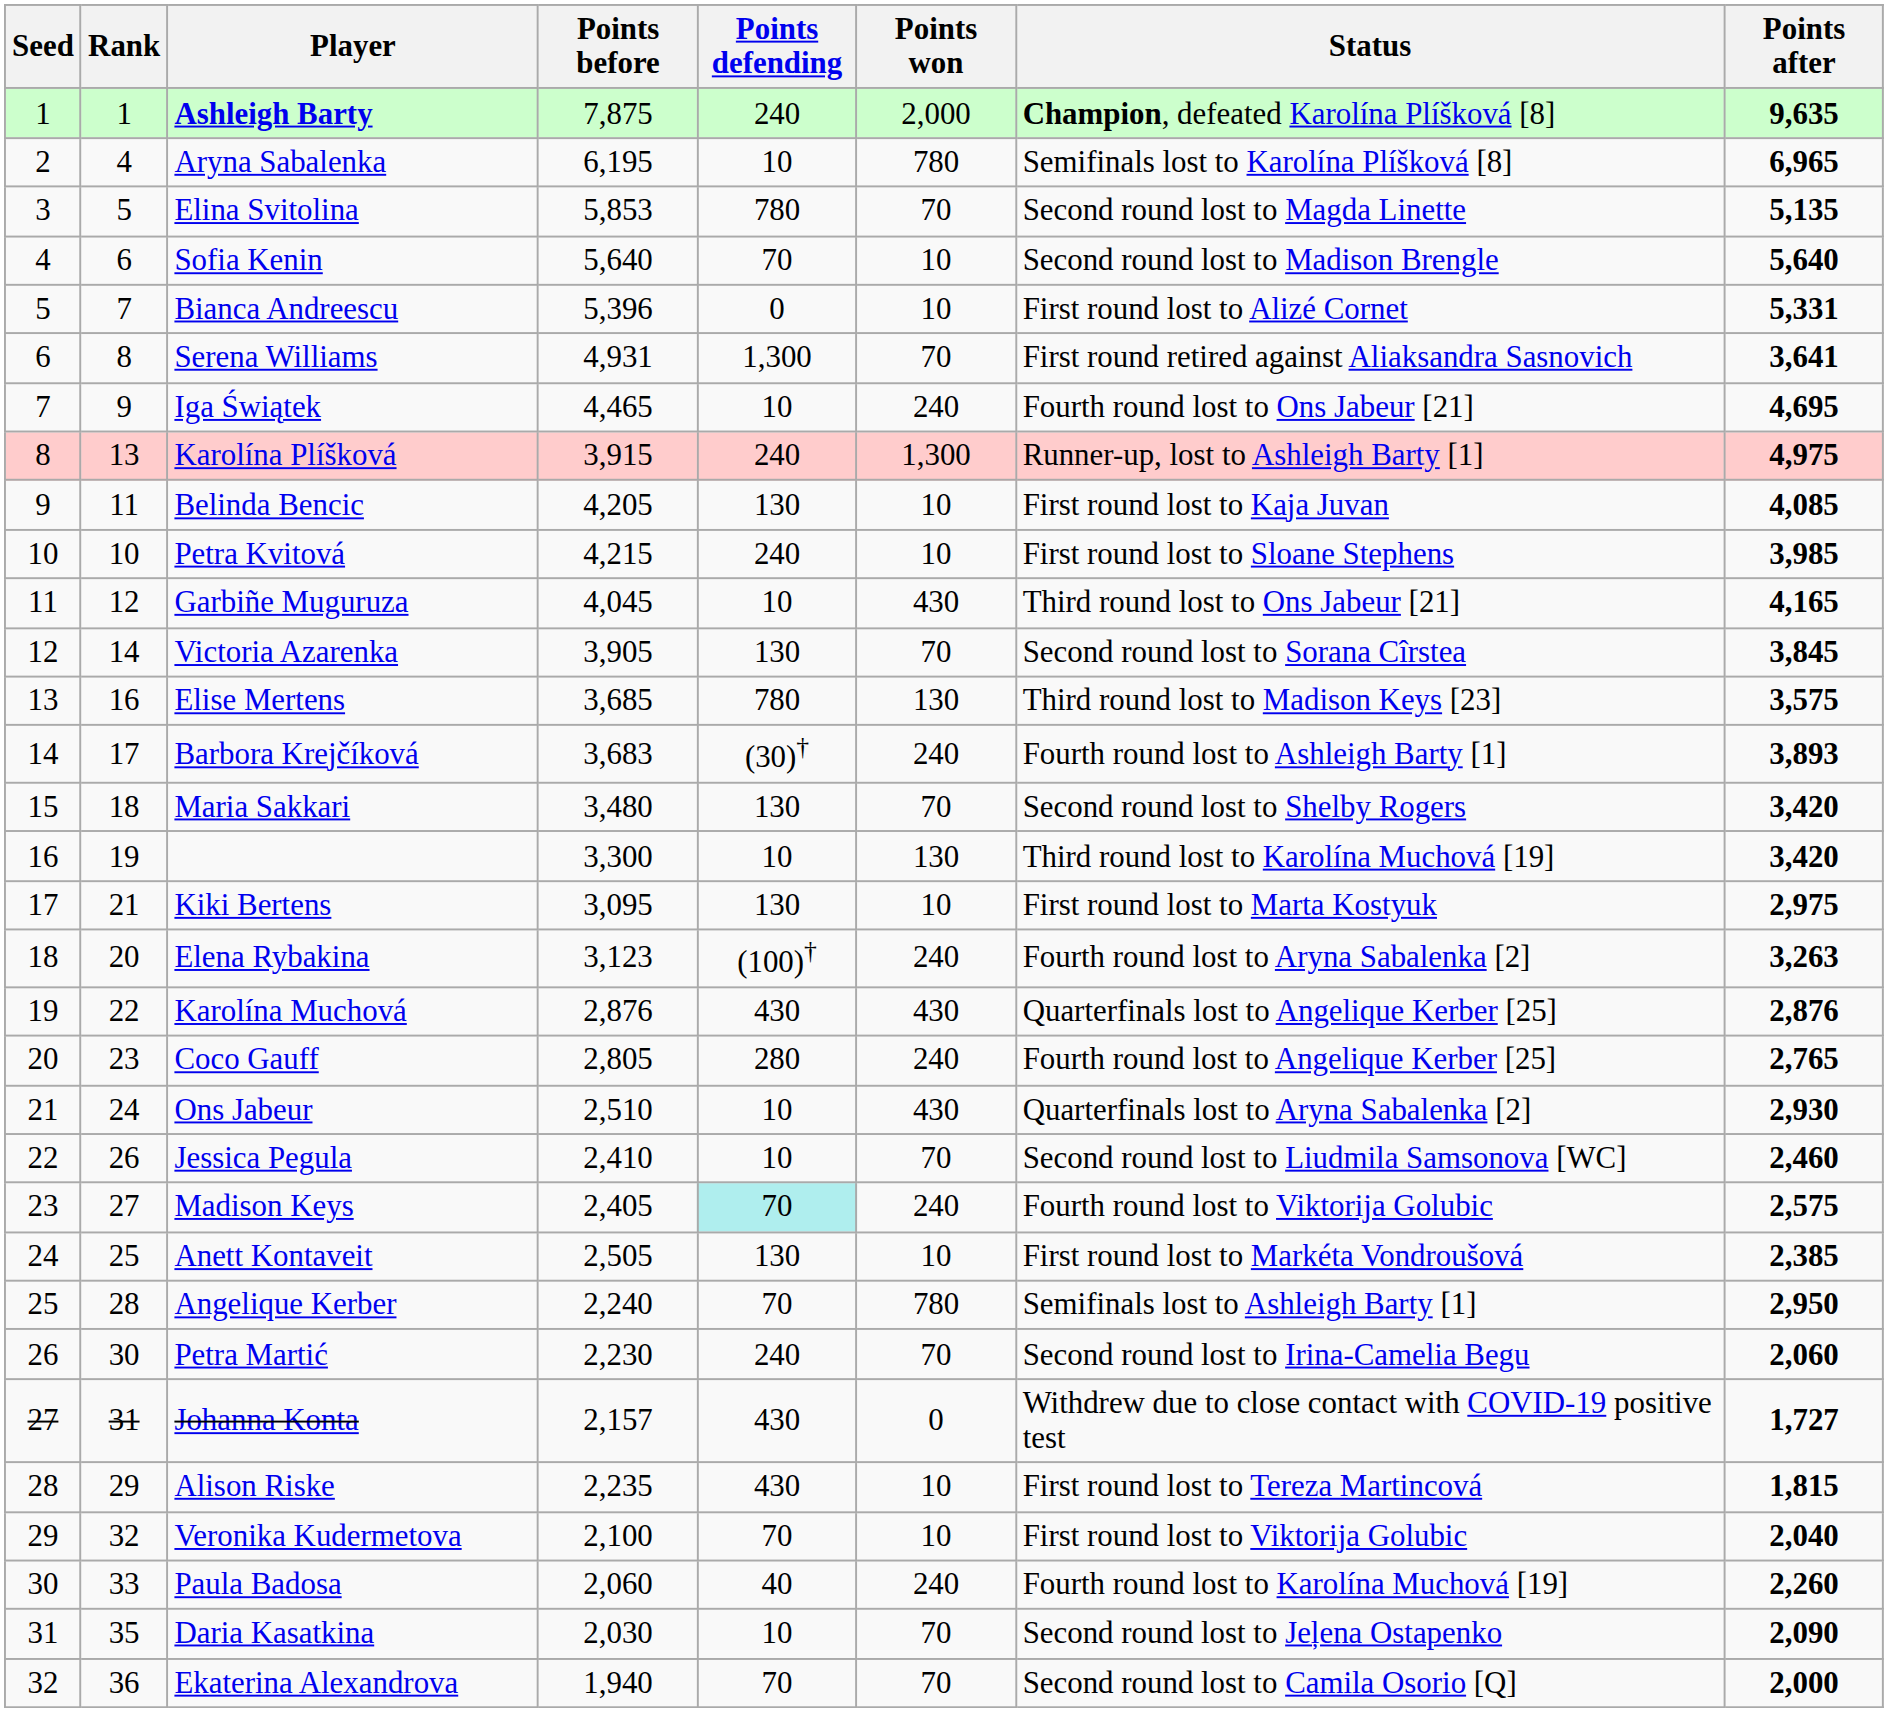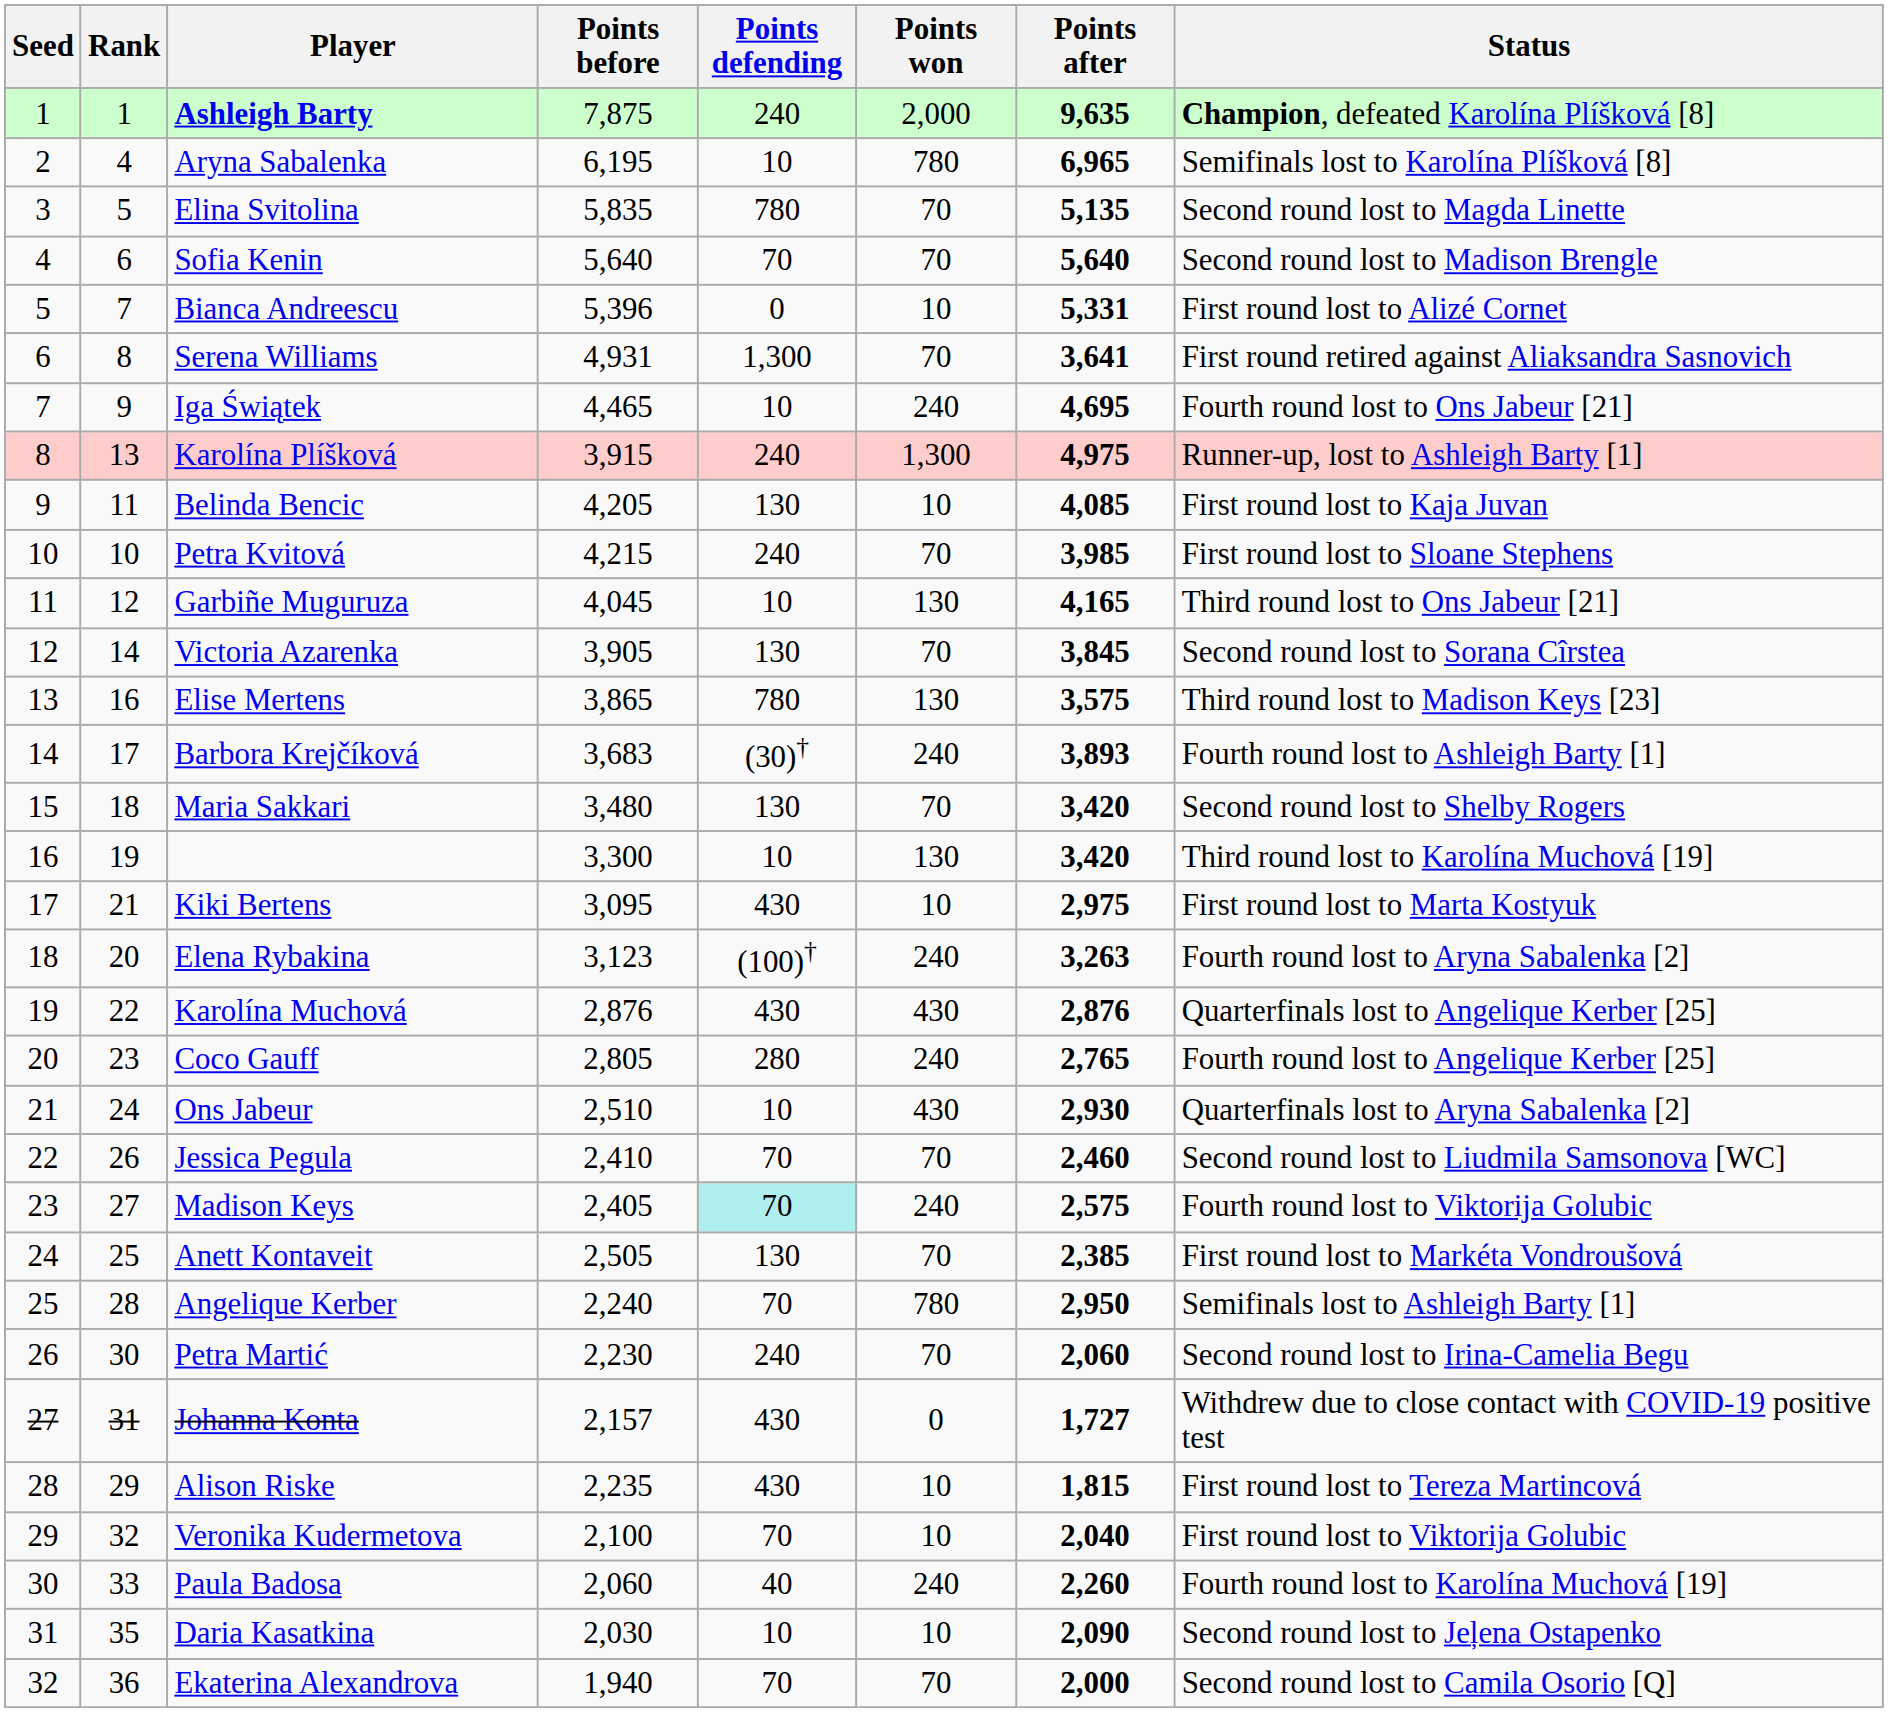columns swapped: (1804, 46) <-> (1370, 46)
(618, 210) 5,853 -> (618, 210) 5,835
(936, 259) 10 -> (936, 259) 70
(936, 553) 10 -> (936, 553) 70
(936, 602) 430 -> (936, 602) 130
(618, 700) 3,685 -> (618, 700) 3,865
(777, 904) 130 -> (777, 904) 430
(777, 1157) 10 -> (777, 1157) 70
(936, 1255) 10 -> (936, 1255) 70
(936, 1633) 70 -> (936, 1633) 10
